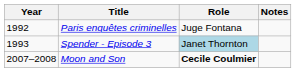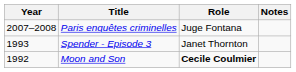(18, 28) 1992 -> (31, 28) 2007–2008
(214, 43) lightblue background -> (214, 43) no background
(31, 59) 2007–2008 -> (18, 59) 1992
